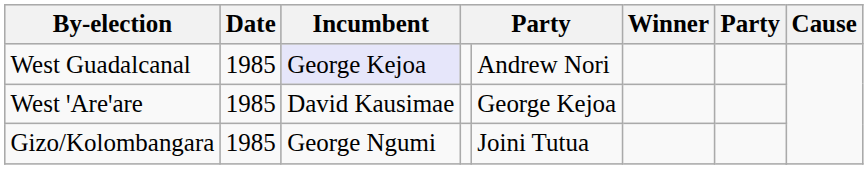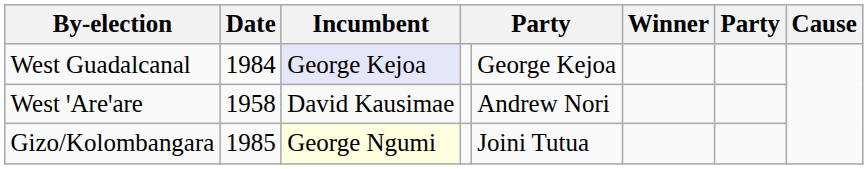(251, 63) 1985 -> (251, 63) 1984
(543, 63) Andrew Nori -> (547, 63) George Kejoa
(251, 103) 1985 -> (251, 103) 1958
(547, 103) George Kejoa -> (543, 103) Andrew Nori
(362, 143) no background -> (362, 143) lightyellow background
